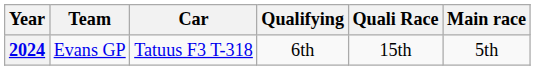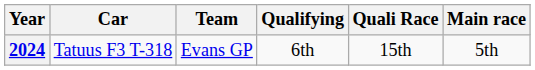columns swapped: (90, 19) <-> (194, 19)
